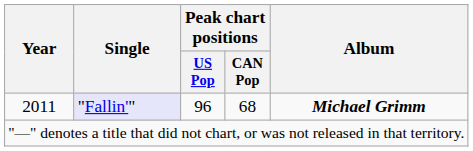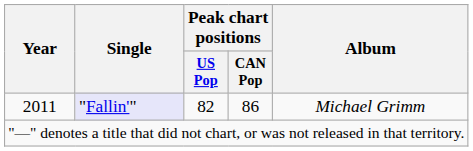(203, 106) 96 -> (206, 106) 82
(247, 106) 68 -> (250, 106) 86
(369, 106) bold -> (370, 106) normal
